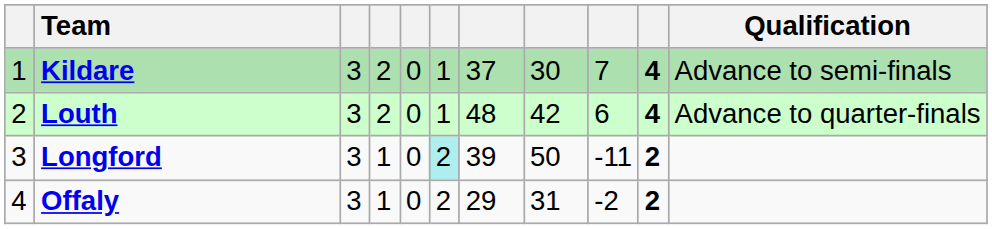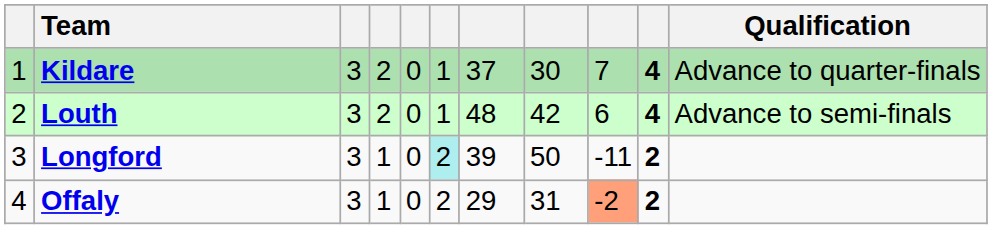(813, 69) Advance to semi-finals -> (828, 69) Advance to quarter-finals
(828, 113) Advance to quarter-finals -> (813, 113) Advance to semi-finals
(607, 200) no background -> (607, 200) lightsalmon background
